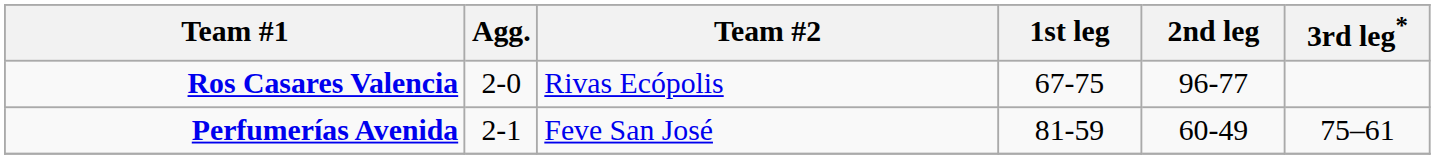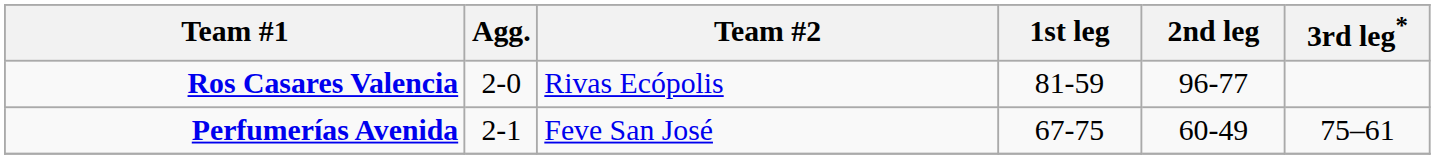(1070, 83) 67-75 -> (1070, 83) 81-59
(1070, 130) 81-59 -> (1070, 130) 67-75
